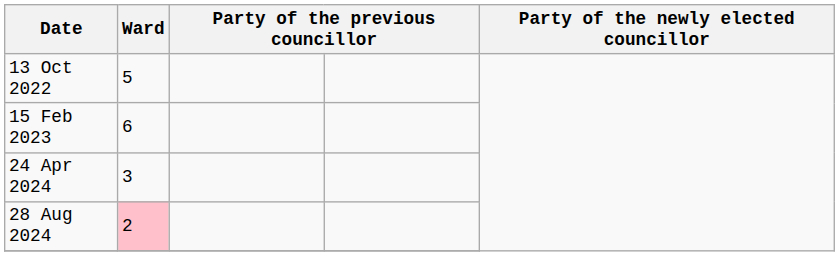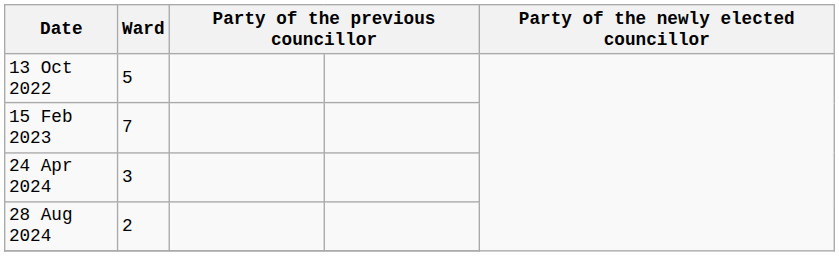(127, 128) 6 -> (127, 128) 7
(127, 226) pink background -> (127, 226) no background
